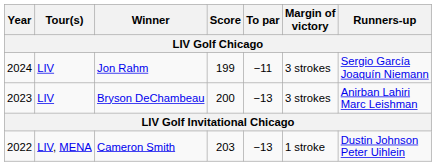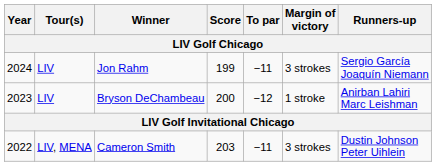(263, 98) −13 -> (263, 98) −12
(308, 98) 3 strokes -> (305, 98) 1 stroke
(263, 147) −13 -> (263, 147) −11
(305, 147) 1 stroke -> (308, 147) 3 strokes
